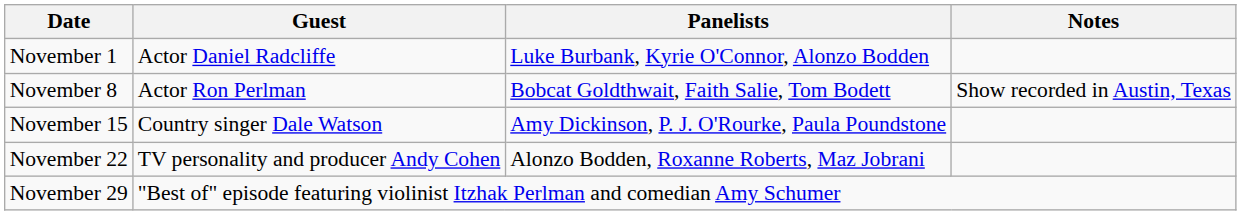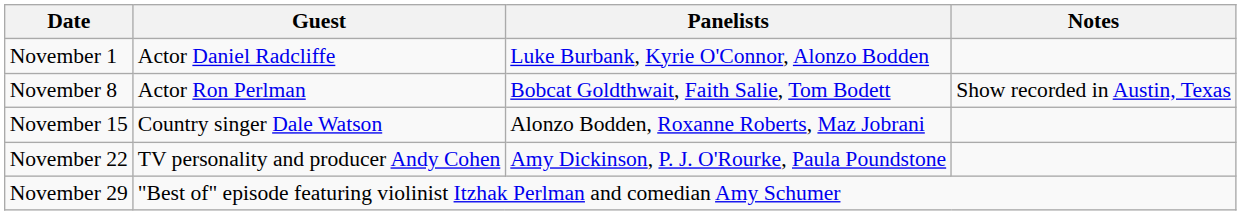(728, 124) Amy Dickinson, P. J. O'Rourke, Paula Poundstone -> (718, 124) Alonzo Bodden, Roxanne Roberts, Maz Jobrani
(718, 158) Alonzo Bodden, Roxanne Roberts, Maz Jobrani -> (728, 158) Amy Dickinson, P. J. O'Rourke, Paula Poundstone
